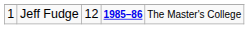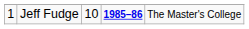(91, 14) 12 -> (91, 14) 10
